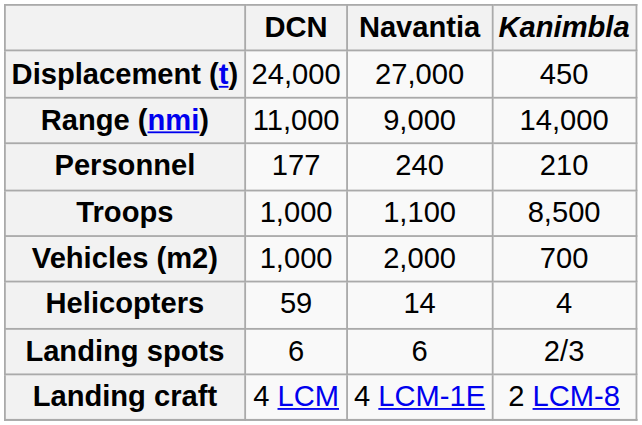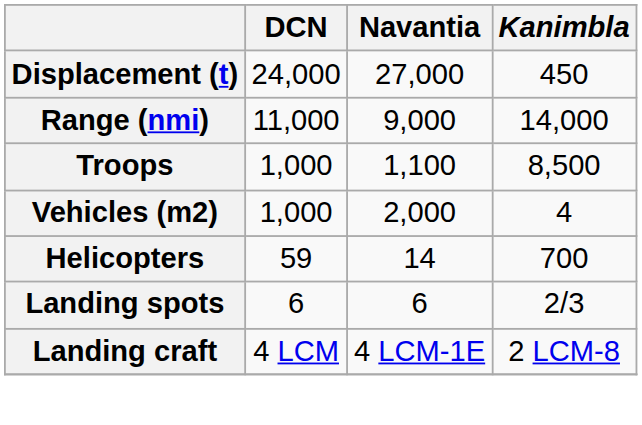- row: (125, 166)
(564, 258) 700 -> (564, 212) 4
(564, 304) 4 -> (564, 258) 700
